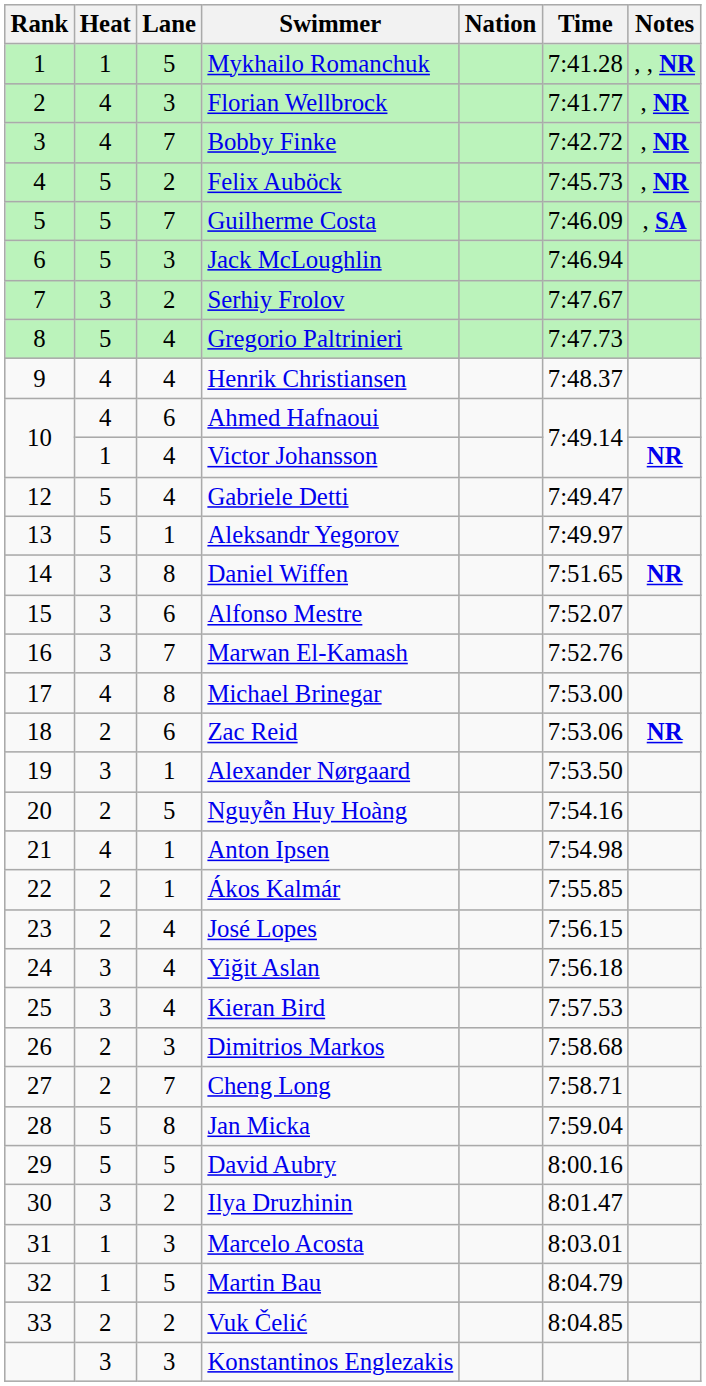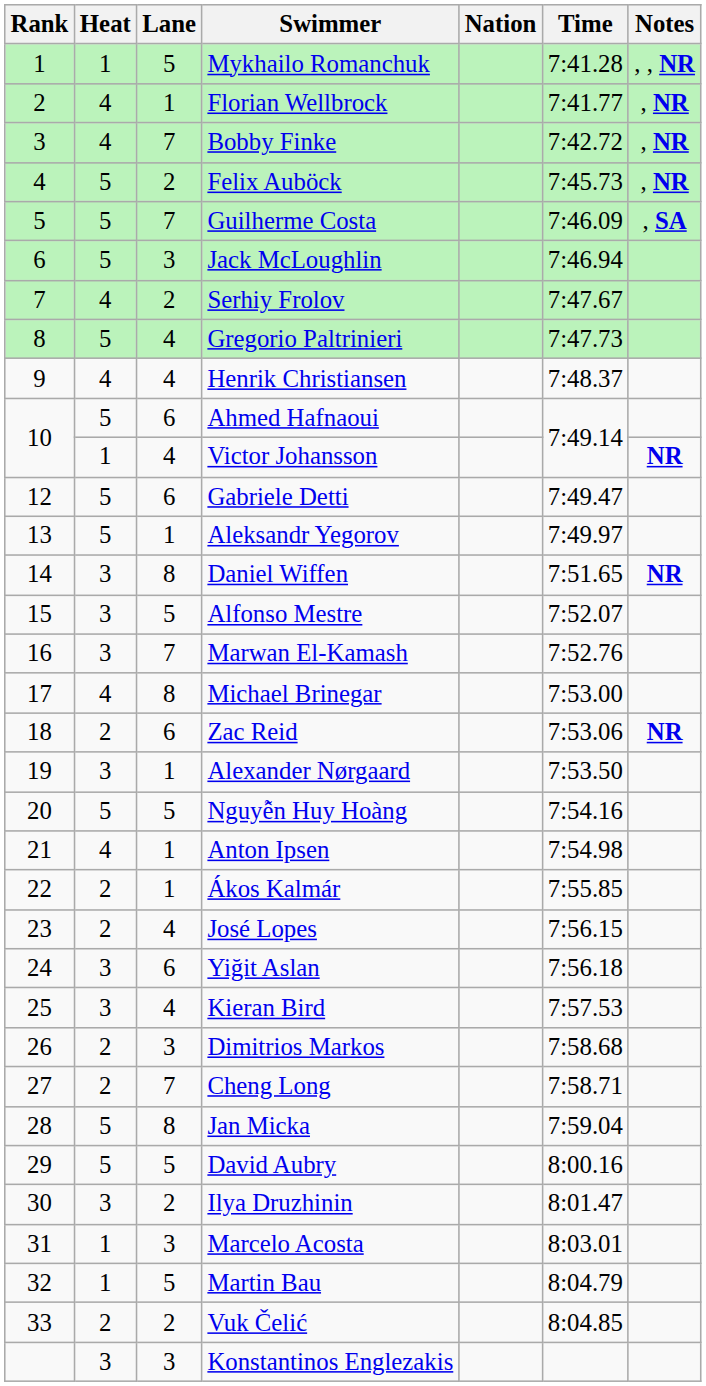(169, 102) 3 -> (169, 102) 1
(105, 299) 3 -> (105, 299) 4
(105, 417) 4 -> (105, 417) 5
(169, 496) 4 -> (169, 496) 6
(169, 614) 6 -> (169, 614) 5
(105, 810) 2 -> (105, 810) 5
(169, 968) 4 -> (169, 968) 6
